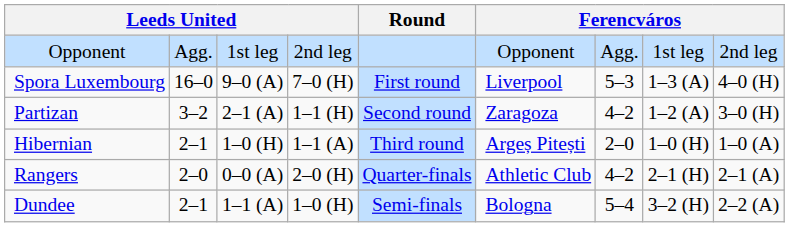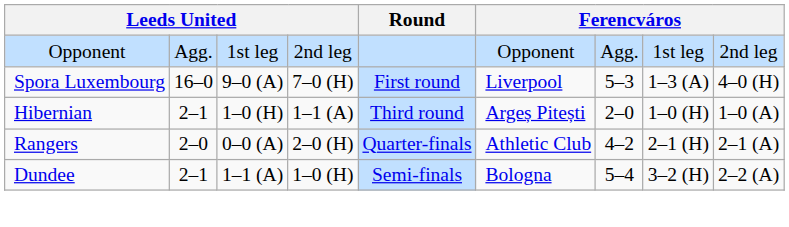- row: (44, 112)
